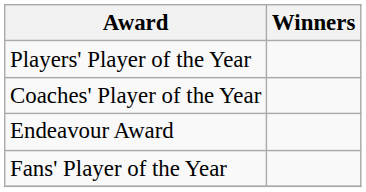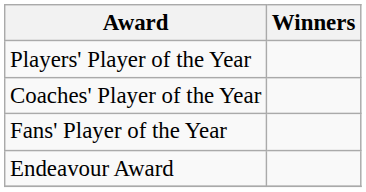rows swapped: (118, 167) <-> (92, 131)
